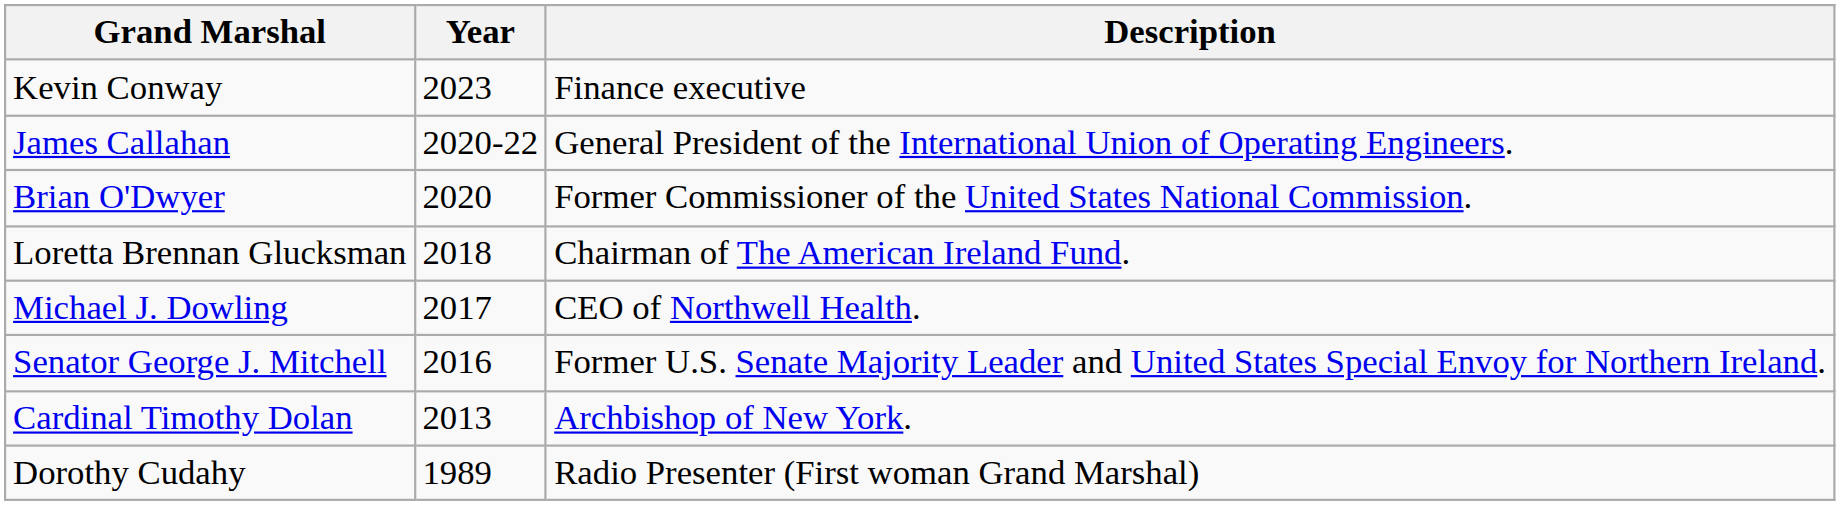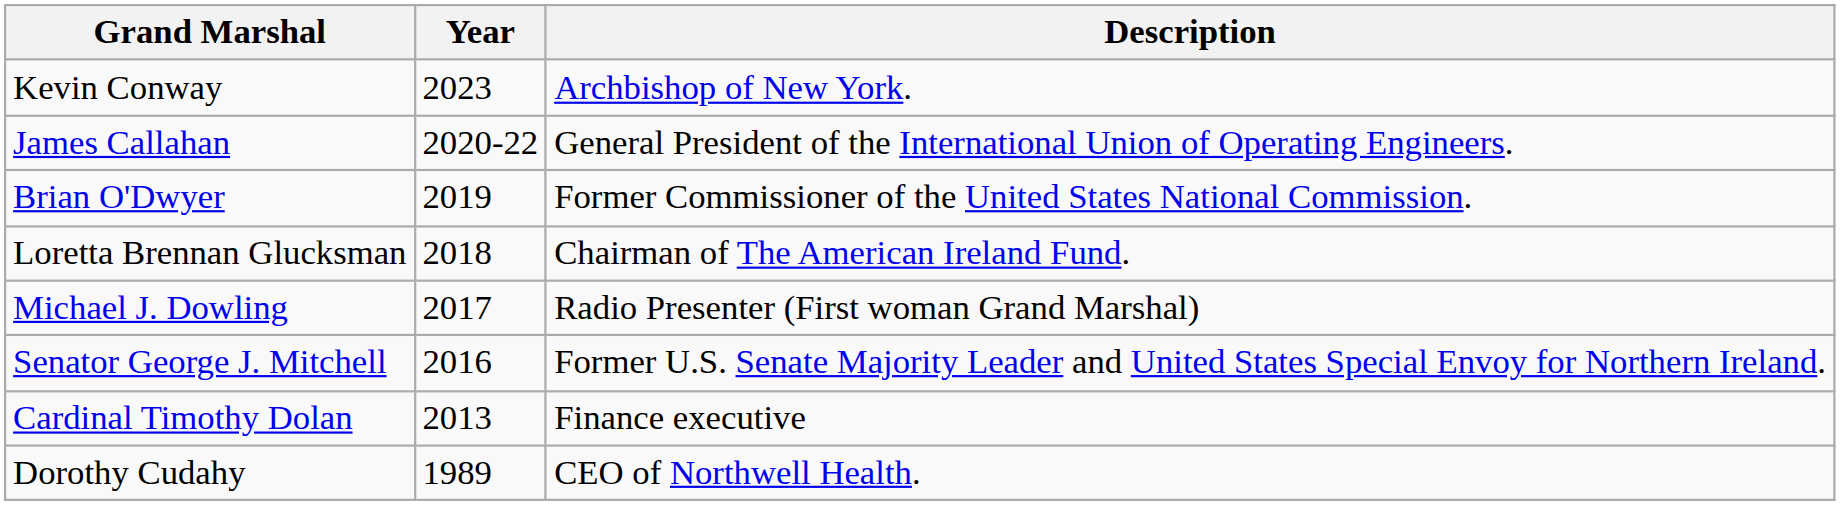(680, 87) Finance executive -> (733, 87) Archbishop of New York.
(457, 197) 2020 -> (457, 197) 2019
(737, 307) CEO of Northwell Health. -> (877, 307) Radio Presenter (First woman Grand Marshal)
(733, 417) Archbishop of New York. -> (680, 417) Finance executive
(877, 472) Radio Presenter (First woman Grand Marshal) -> (737, 472) CEO of Northwell Health.
